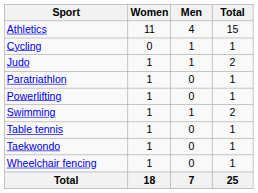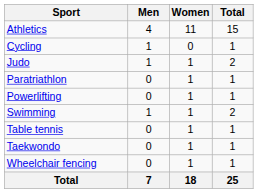columns swapped: (191, 12) <-> (149, 12)
